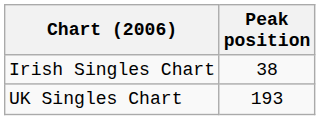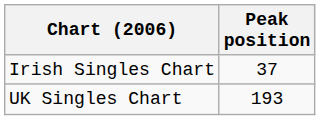(267, 70) 38 -> (267, 70) 37
